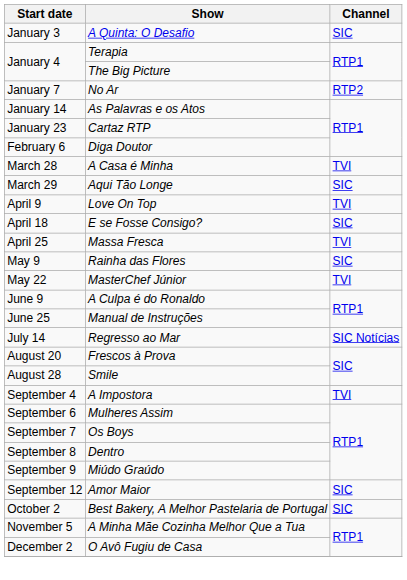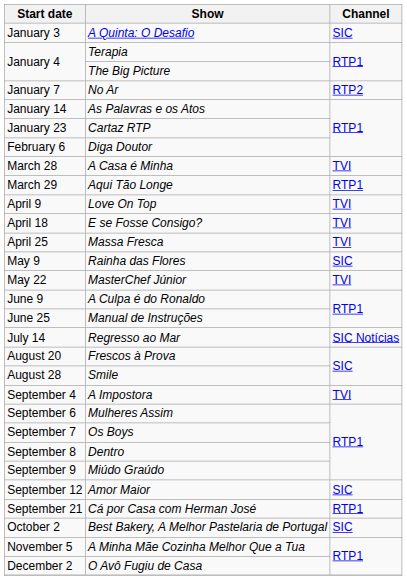(343, 185) SIC -> (348, 185) RTP1
(343, 223) SIC -> (342, 223) TVI
+ row: (172, 508)
